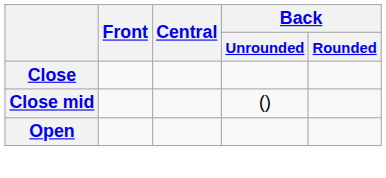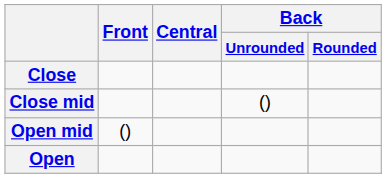+ row: (52, 131)
